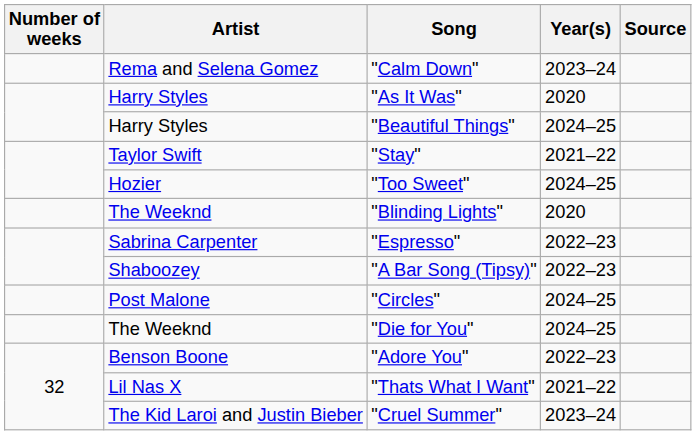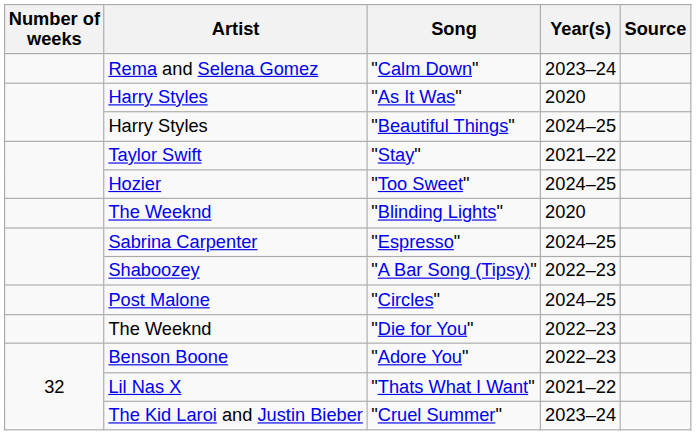(581, 241) 2022–23 -> (581, 241) 2024–25
(581, 328) 2024–25 -> (581, 328) 2022–23
